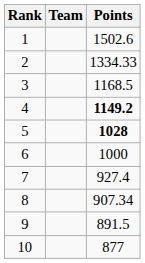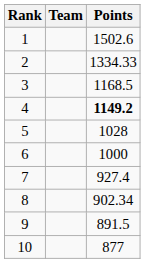(113, 131) bold -> (113, 131) normal
(113, 200) 907.34 -> (113, 200) 902.34
